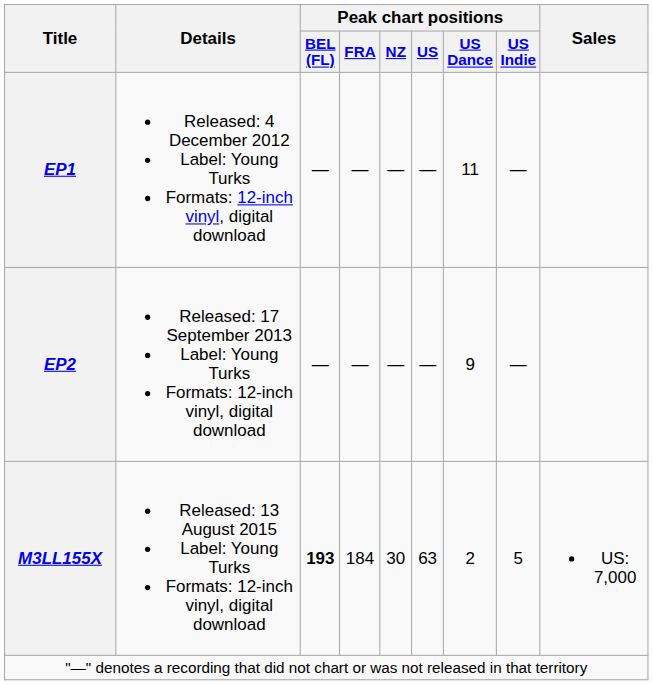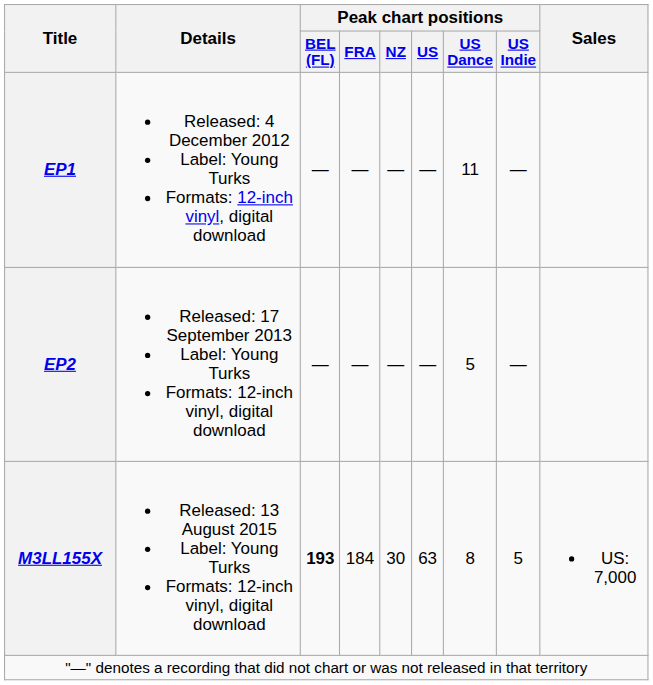(470, 364) 9 -> (470, 364) 5
(470, 558) 2 -> (470, 558) 8
